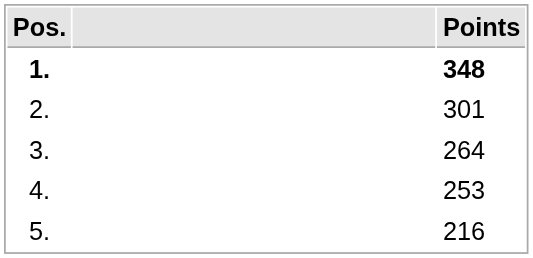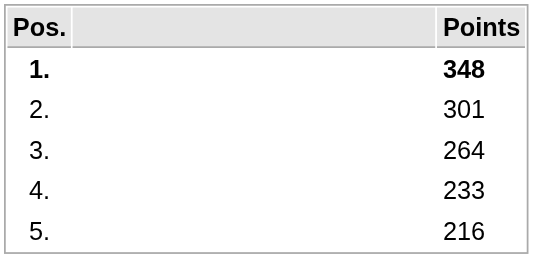(464, 191) 253 -> (464, 191) 233
